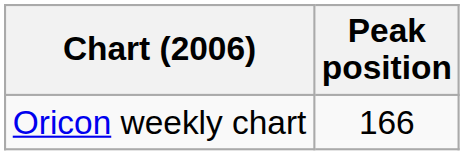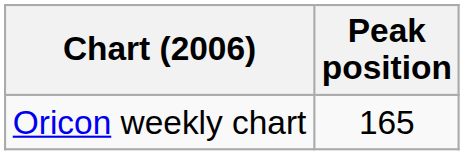(387, 121) 166 -> (387, 121) 165
